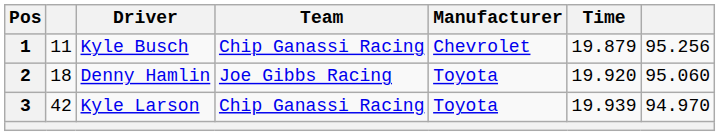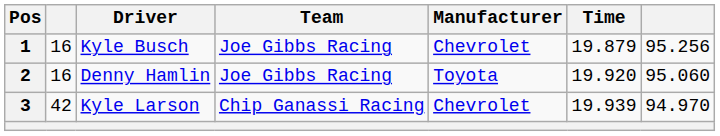(61, 49) 11 -> (61, 49) 16
(322, 49) Chip Ganassi Racing -> (305, 49) Joe Gibbs Racing
(61, 78) 18 -> (61, 78) 16
(466, 107) Toyota -> (482, 107) Chevrolet
